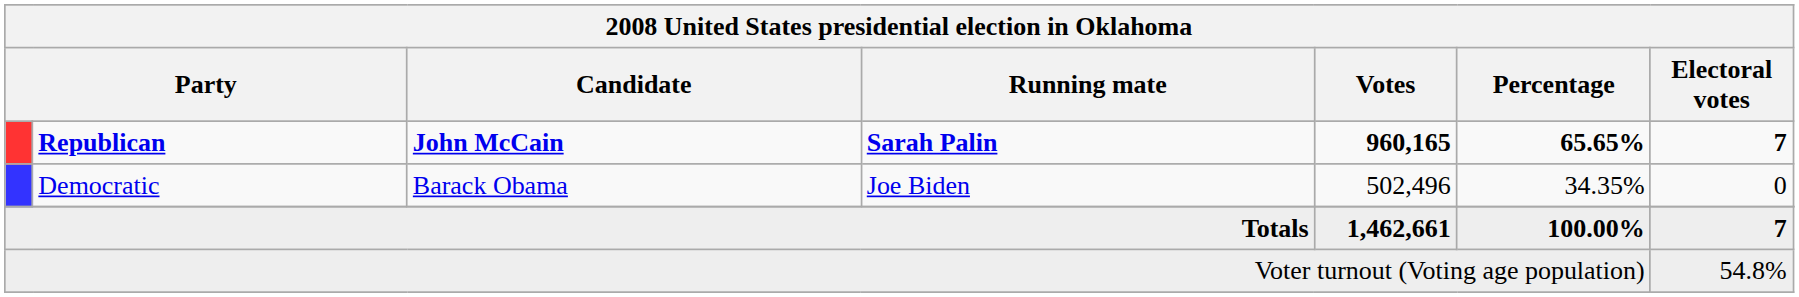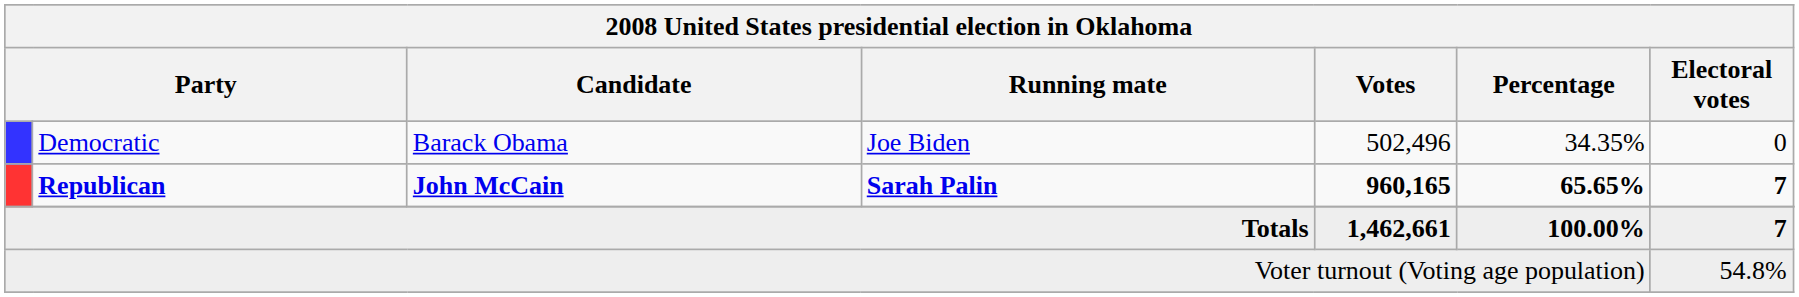rows swapped: (102, 142) <-> (99, 185)
